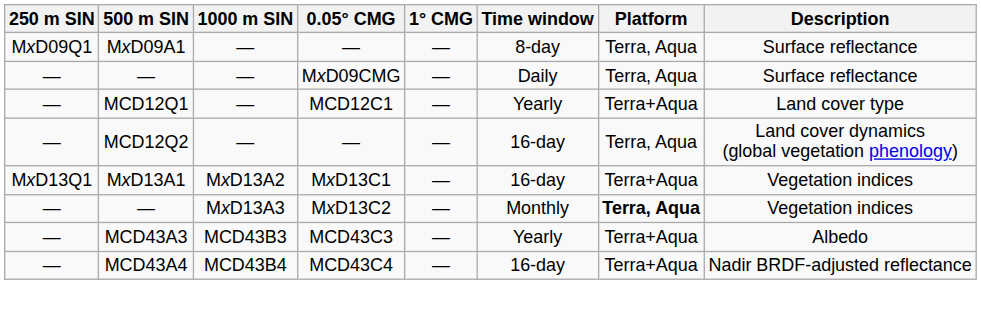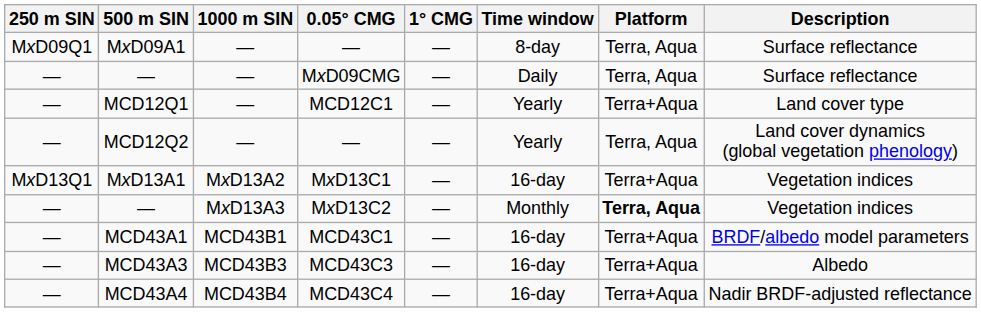(538, 141) 16-day -> (538, 141) Yearly
+ row: (146, 236)
(538, 236) Yearly -> (538, 265) 16-day
